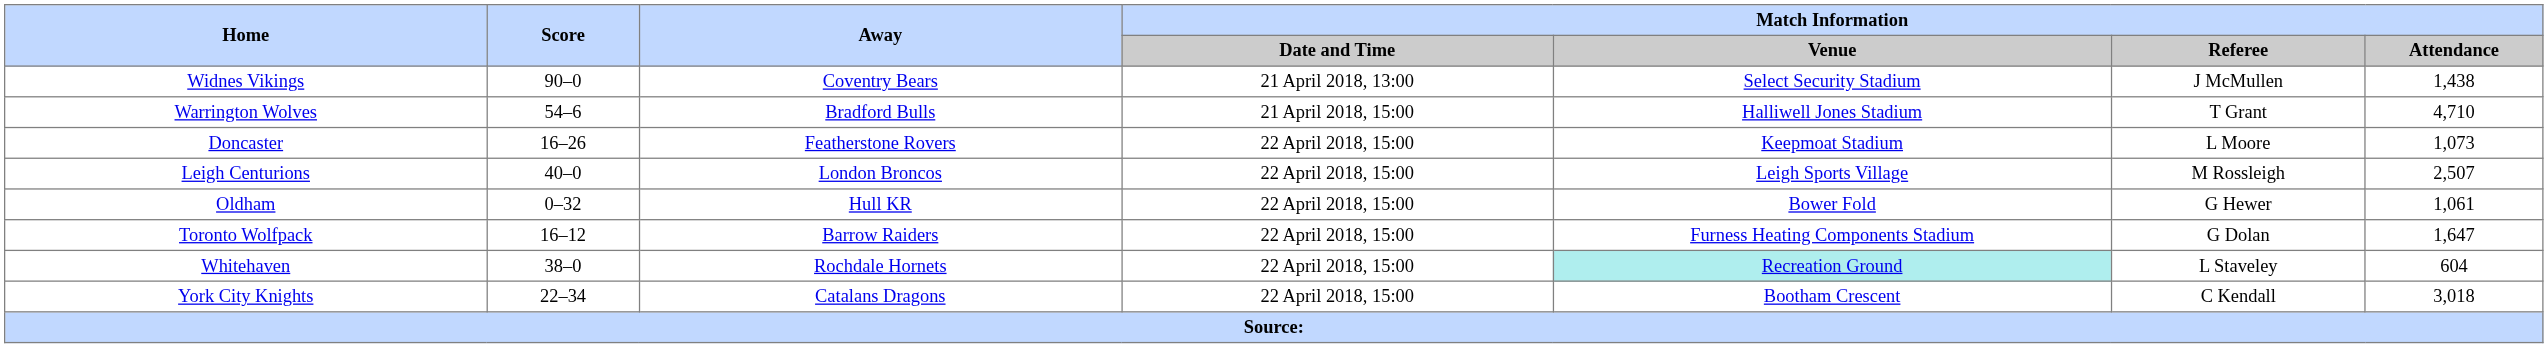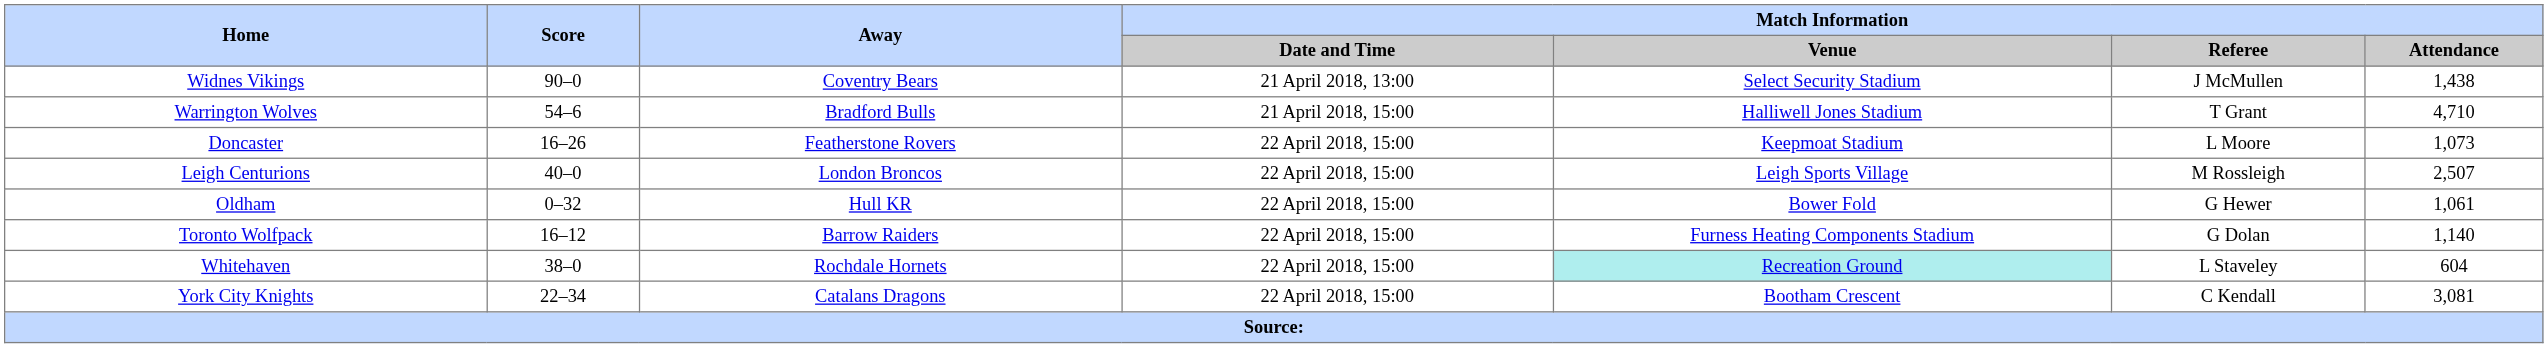(2454, 234) 1,647 -> (2454, 234) 1,140
(2454, 296) 3,018 -> (2454, 296) 3,081
